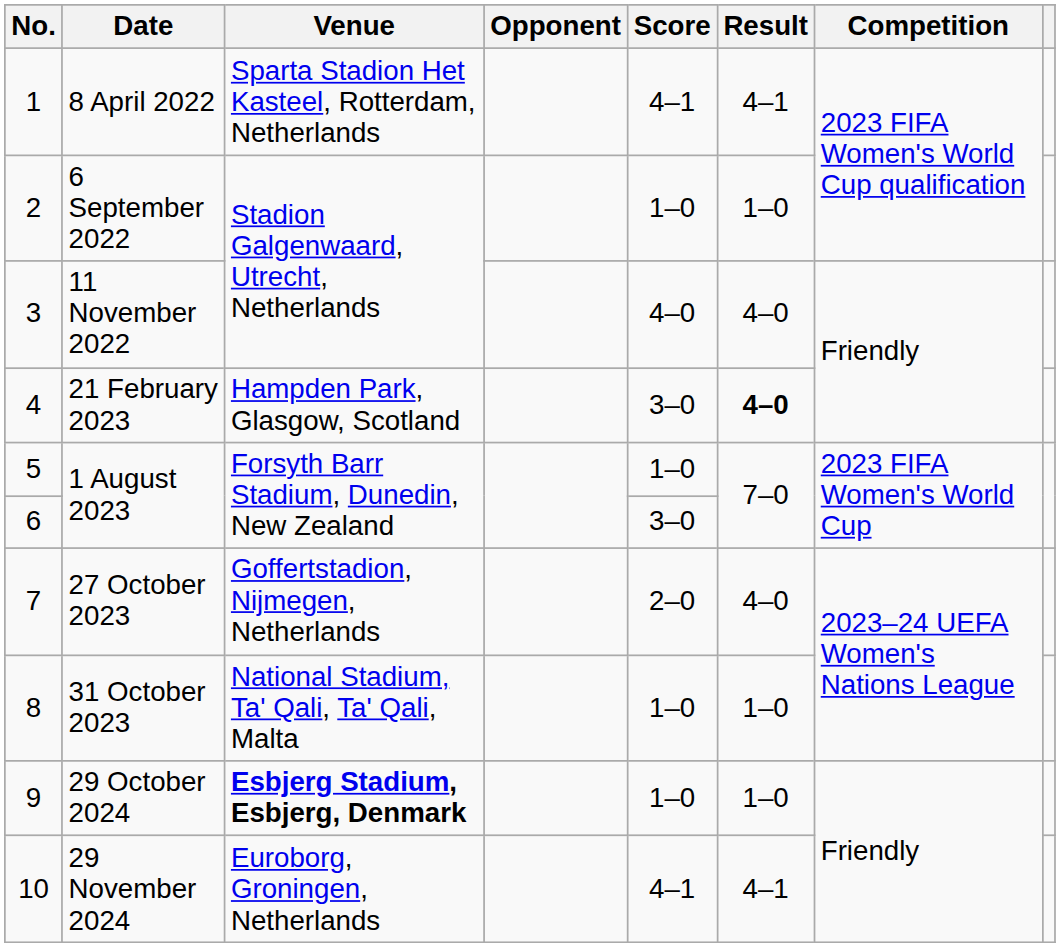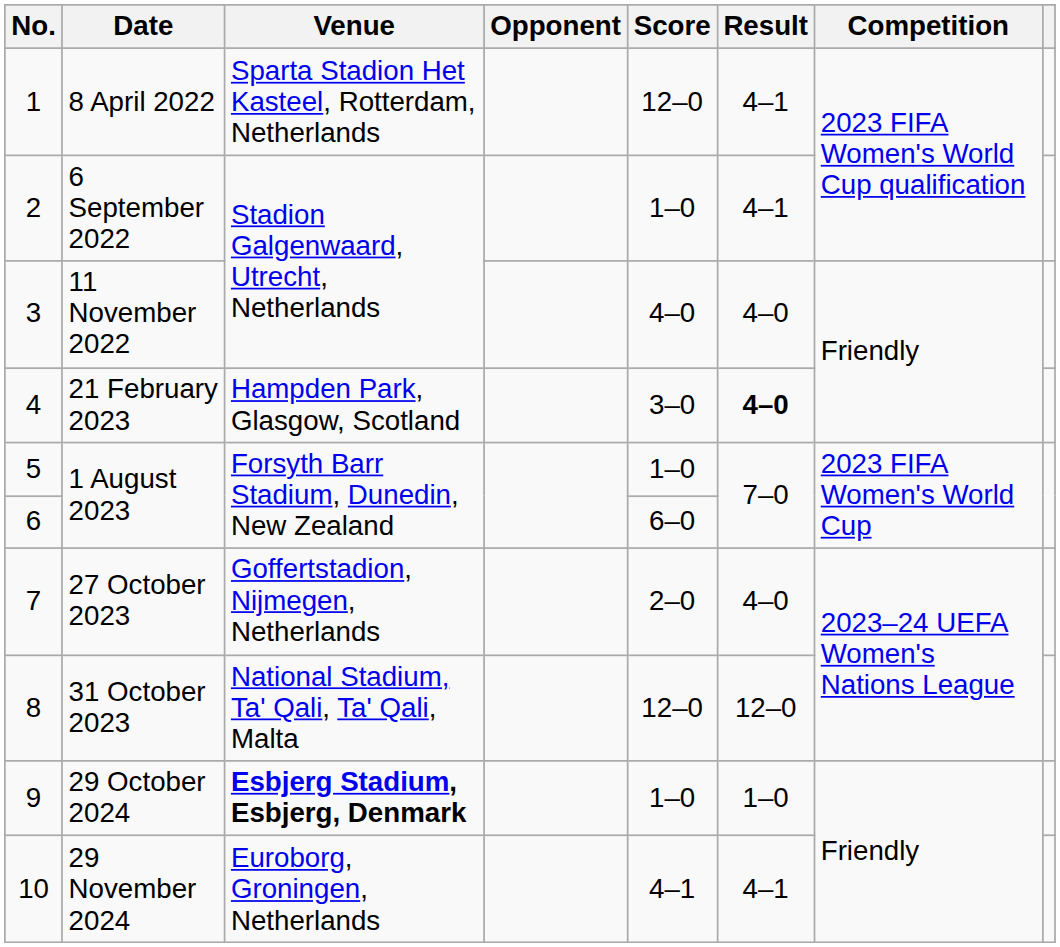(672, 101) 4–1 -> (672, 101) 12–0
(766, 207) 1–0 -> (766, 207) 4–1
(672, 521) 3–0 -> (672, 521) 6–0
(672, 707) 1–0 -> (672, 707) 12–0
(766, 707) 1–0 -> (766, 707) 12–0
